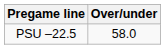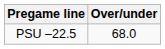(124, 34) 58.0 -> (124, 34) 68.0
